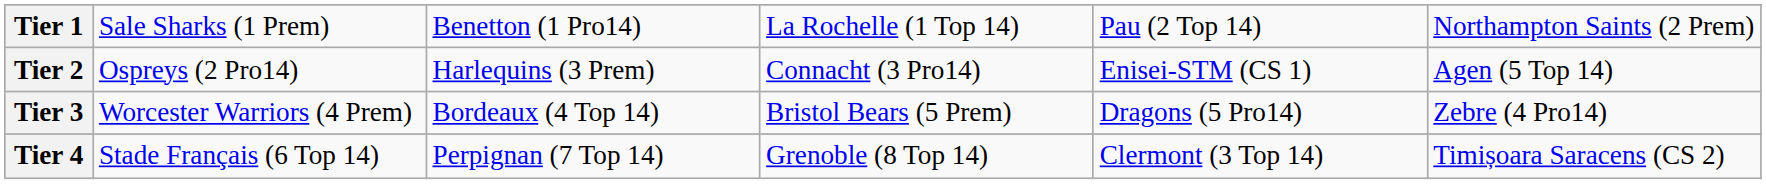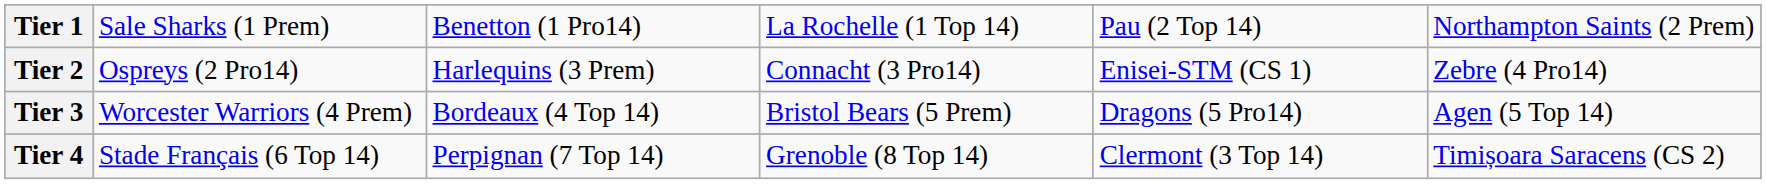(1523, 69) Agen (5 Top 14) -> (1520, 69) Zebre (4 Pro14)
(1520, 112) Zebre (4 Pro14) -> (1523, 112) Agen (5 Top 14)
